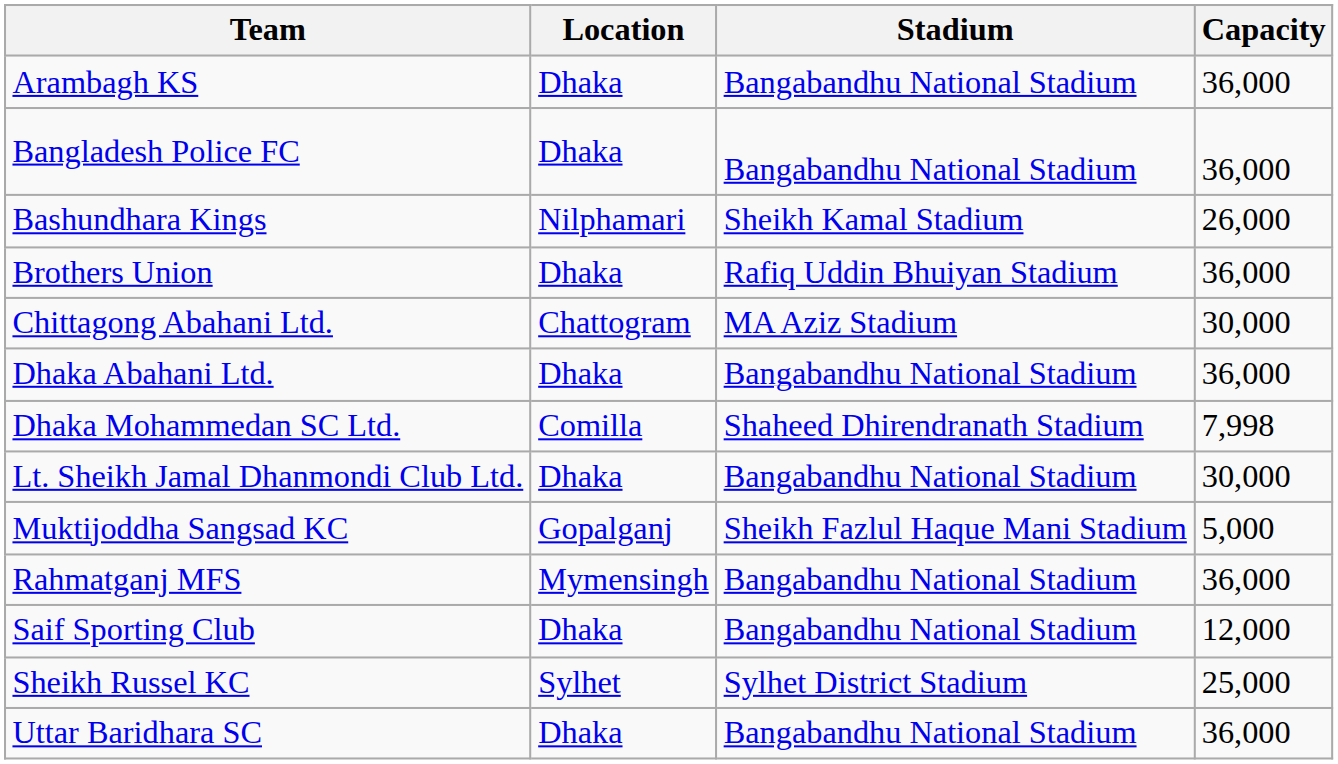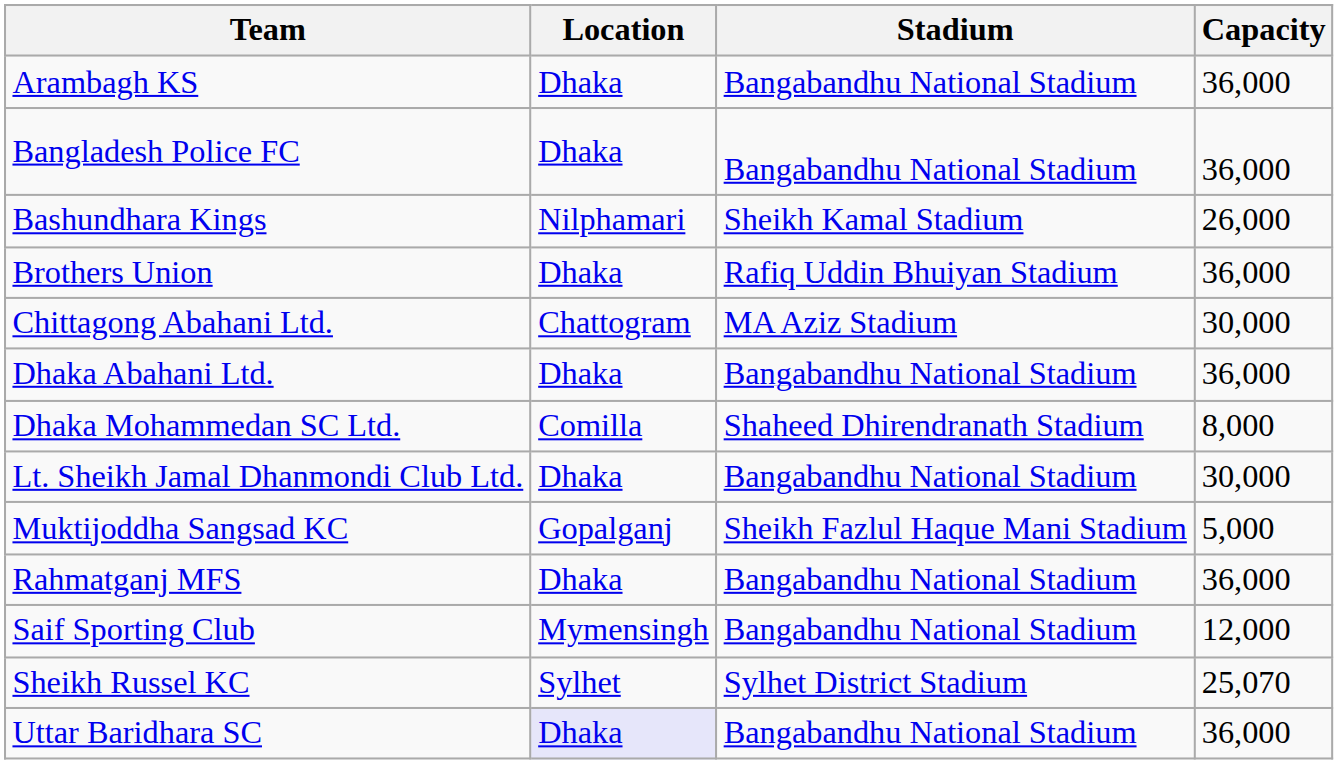(1238, 425) 7,998 -> (1238, 425) 8,000
(623, 579) Mymensingh -> (580, 579) Dhaka
(580, 630) Dhaka -> (623, 630) Mymensingh
(1246, 681) 25,000 -> (1246, 681) 25,070
(580, 732) no background -> (580, 732) lavender background
